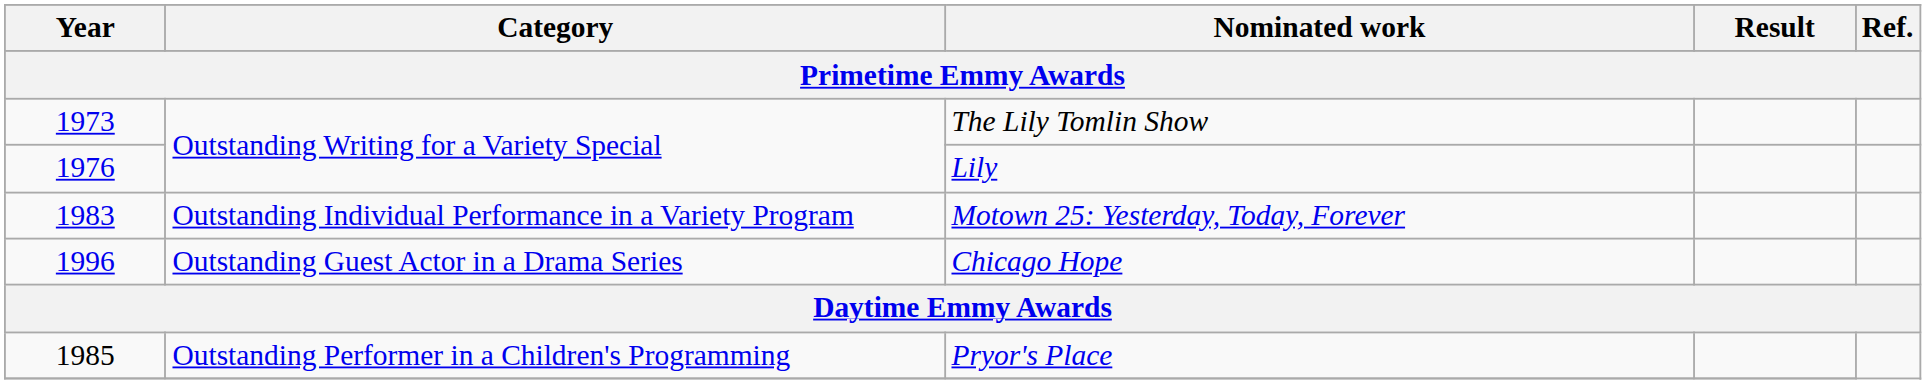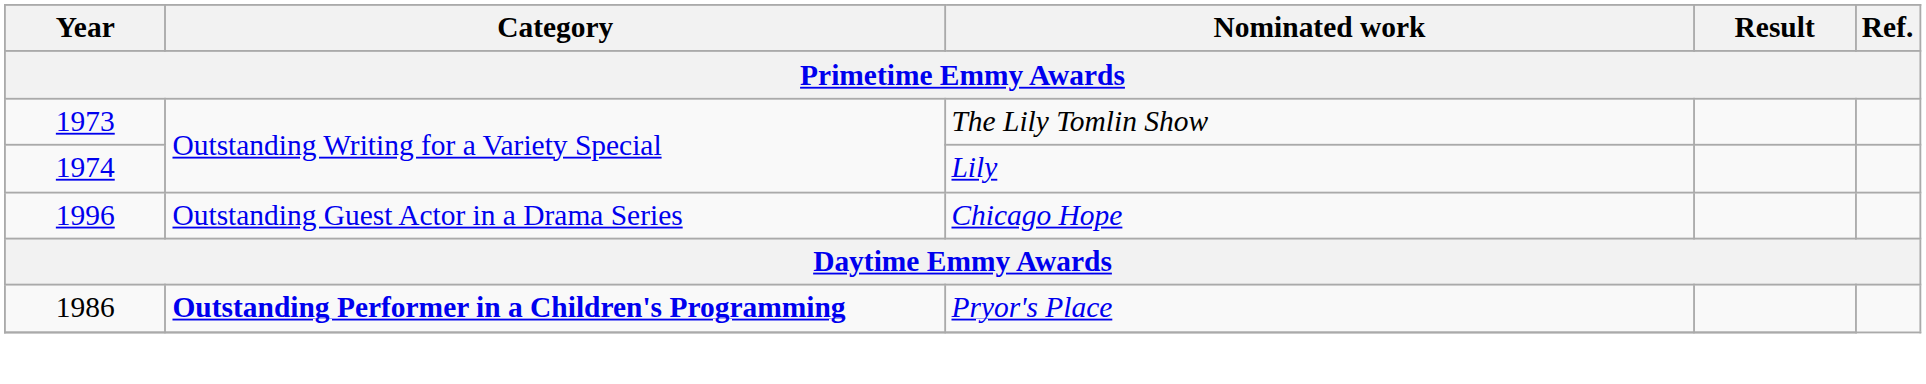(85, 167) 1976 -> (85, 167) 1974
- row: (1178, 214)
(85, 354) 1985 -> (85, 307) 1986
(481, 354) normal -> (509, 307) bold
